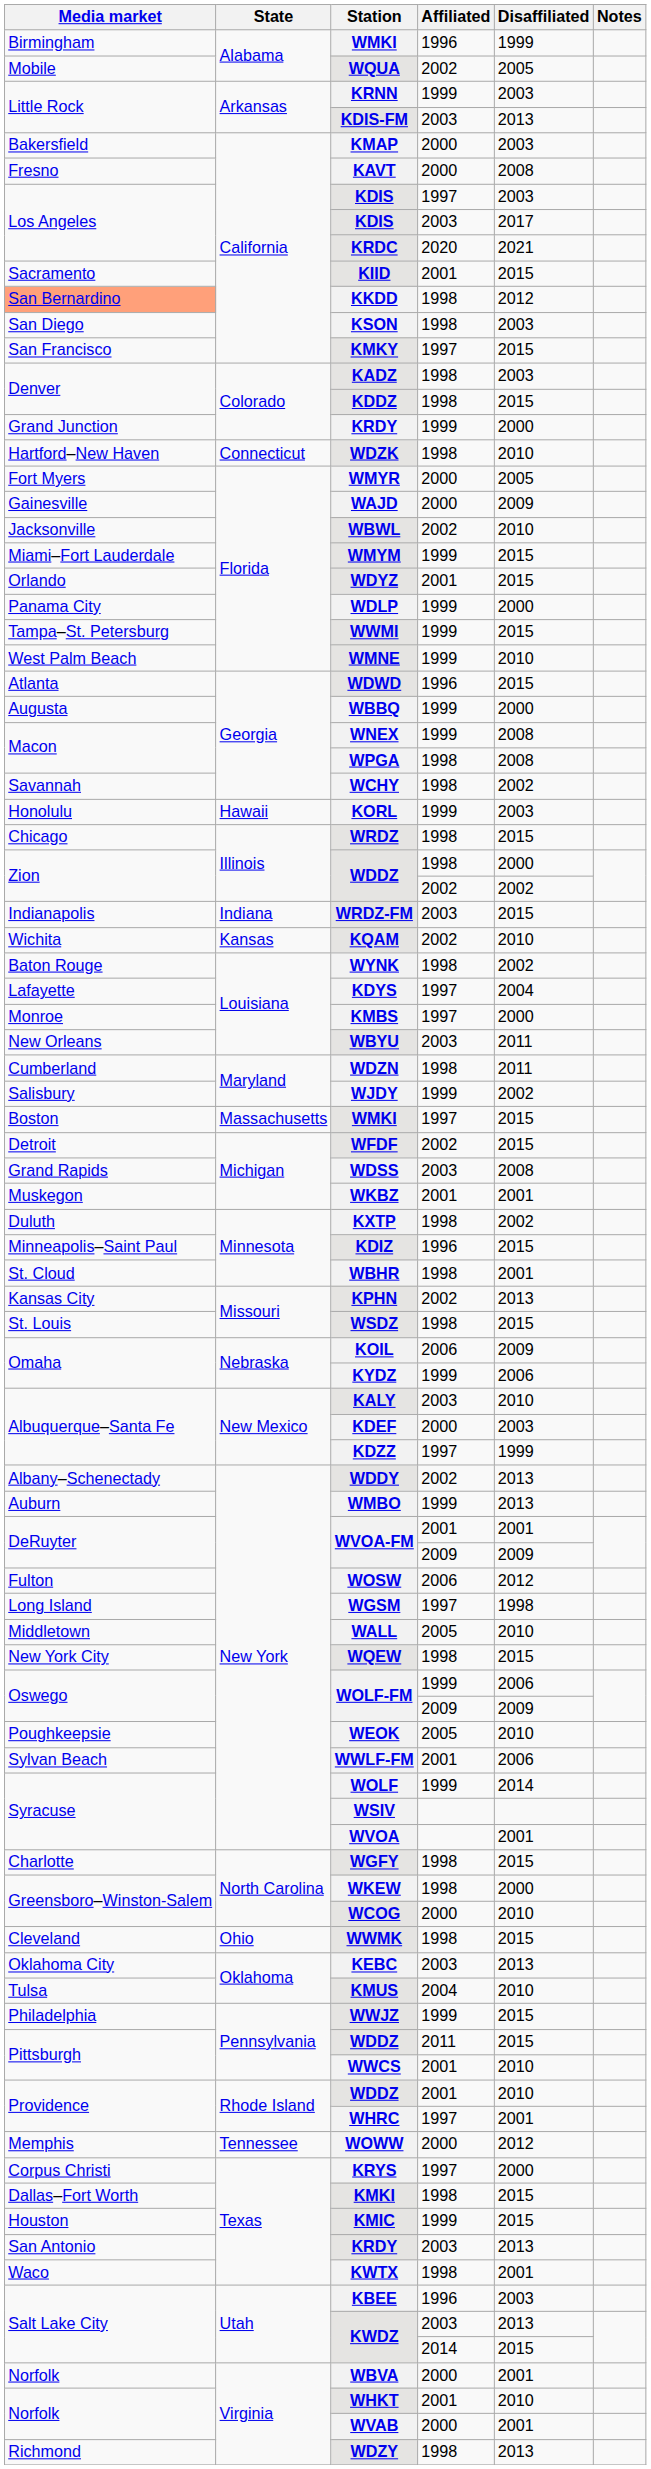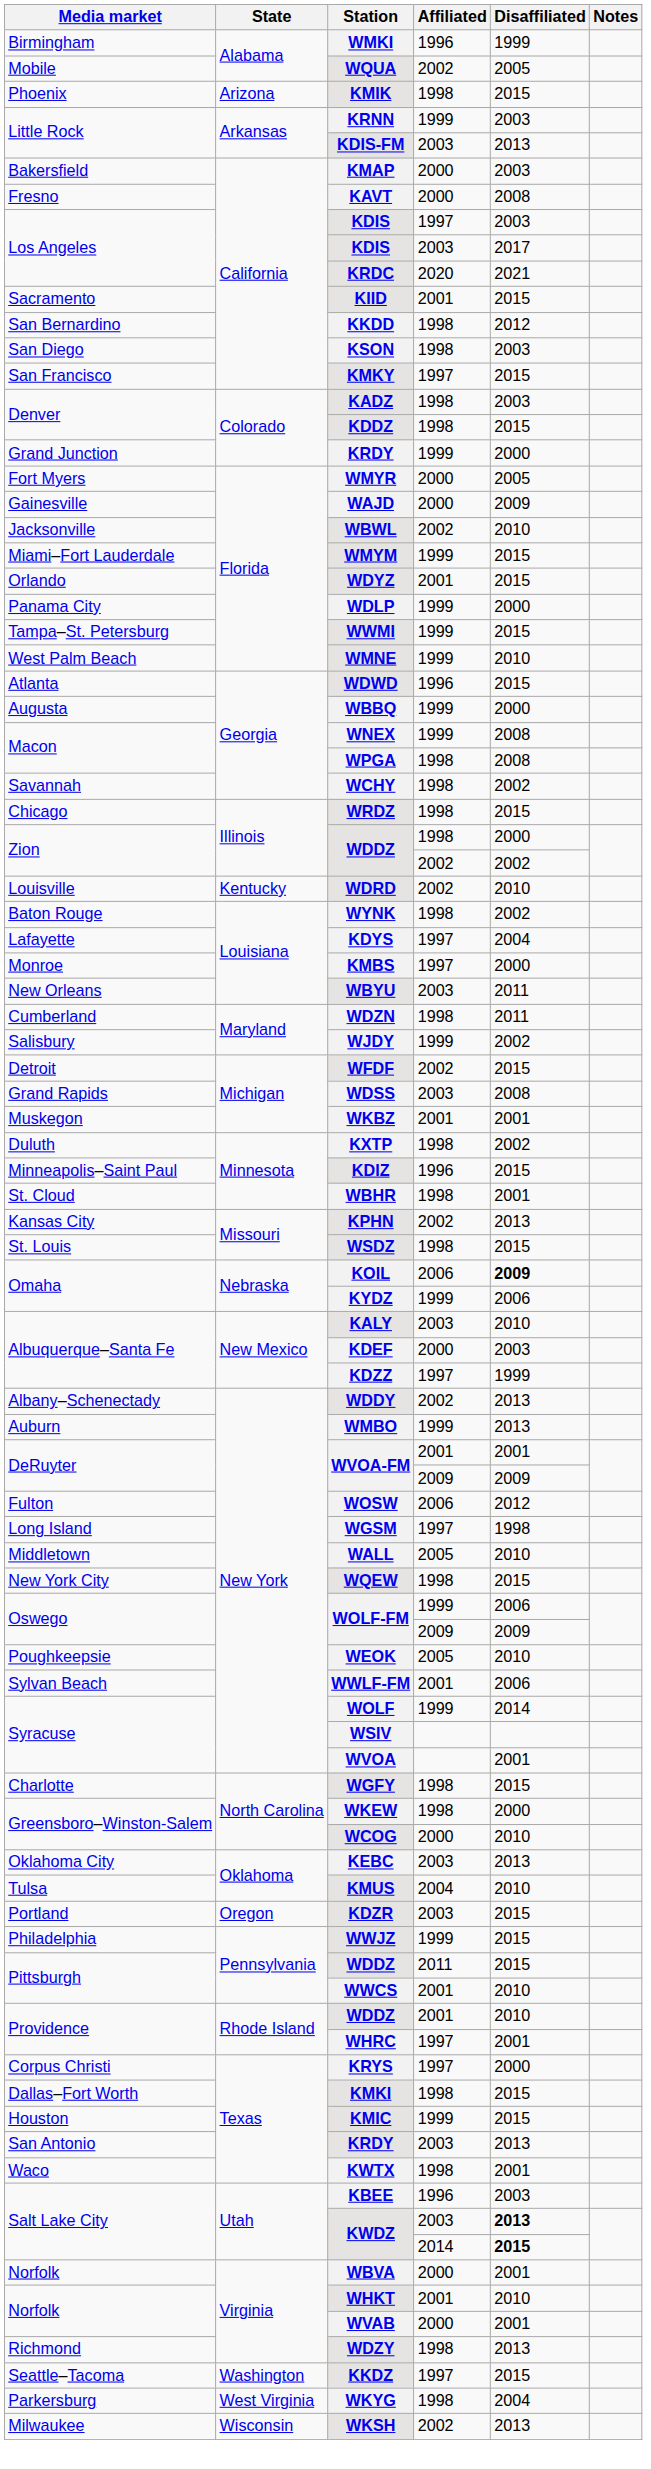+ row: (371, 94)
(64, 299) lightsalmon background -> (64, 324) no background
- row: (374, 453)
- row: (374, 811)
- row: (374, 914)
- row: (374, 939)
+ row: (371, 888)
- row: (374, 1119)
(516, 1350) normal -> (512, 1273) bold
- row: (374, 1939)
+ row: (371, 1913)
- row: (374, 2144)
(516, 2323) normal -> (512, 2221) bold
(516, 2349) normal -> (512, 2247) bold
+ row: (371, 2375)
+ row: (371, 2400)
+ row: (371, 2426)
